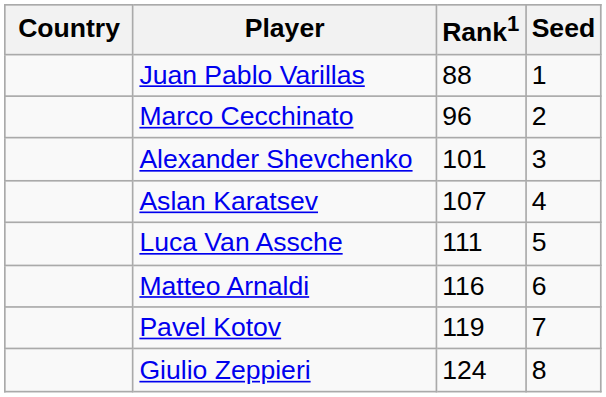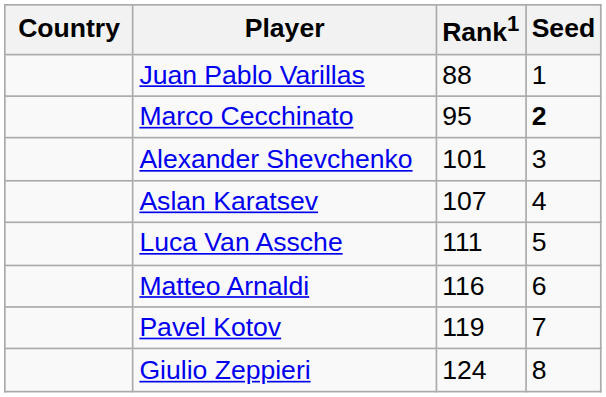(457, 116) 96 -> (457, 116) 95
(539, 116) normal -> (539, 116) bold
